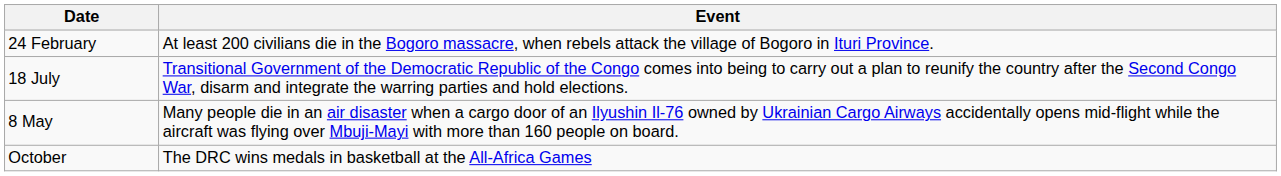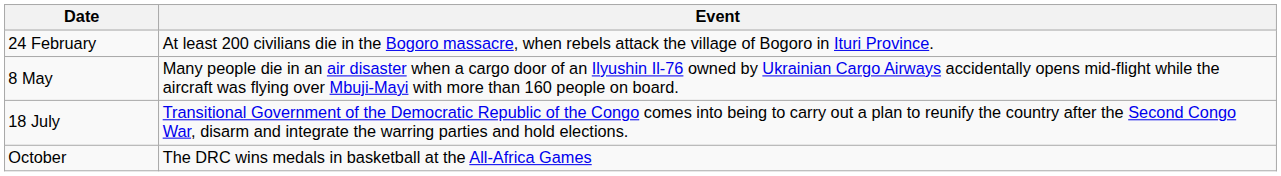rows swapped: (30, 122) <-> (34, 78)
